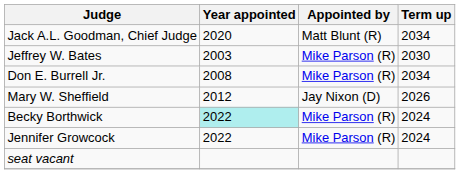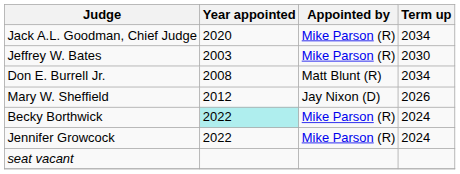(342, 35) Matt Blunt (R) -> (349, 35) Mike Parson (R)
(349, 76) Mike Parson (R) -> (342, 76) Matt Blunt (R)
